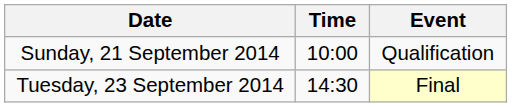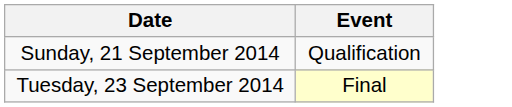- column: (332, 20)
